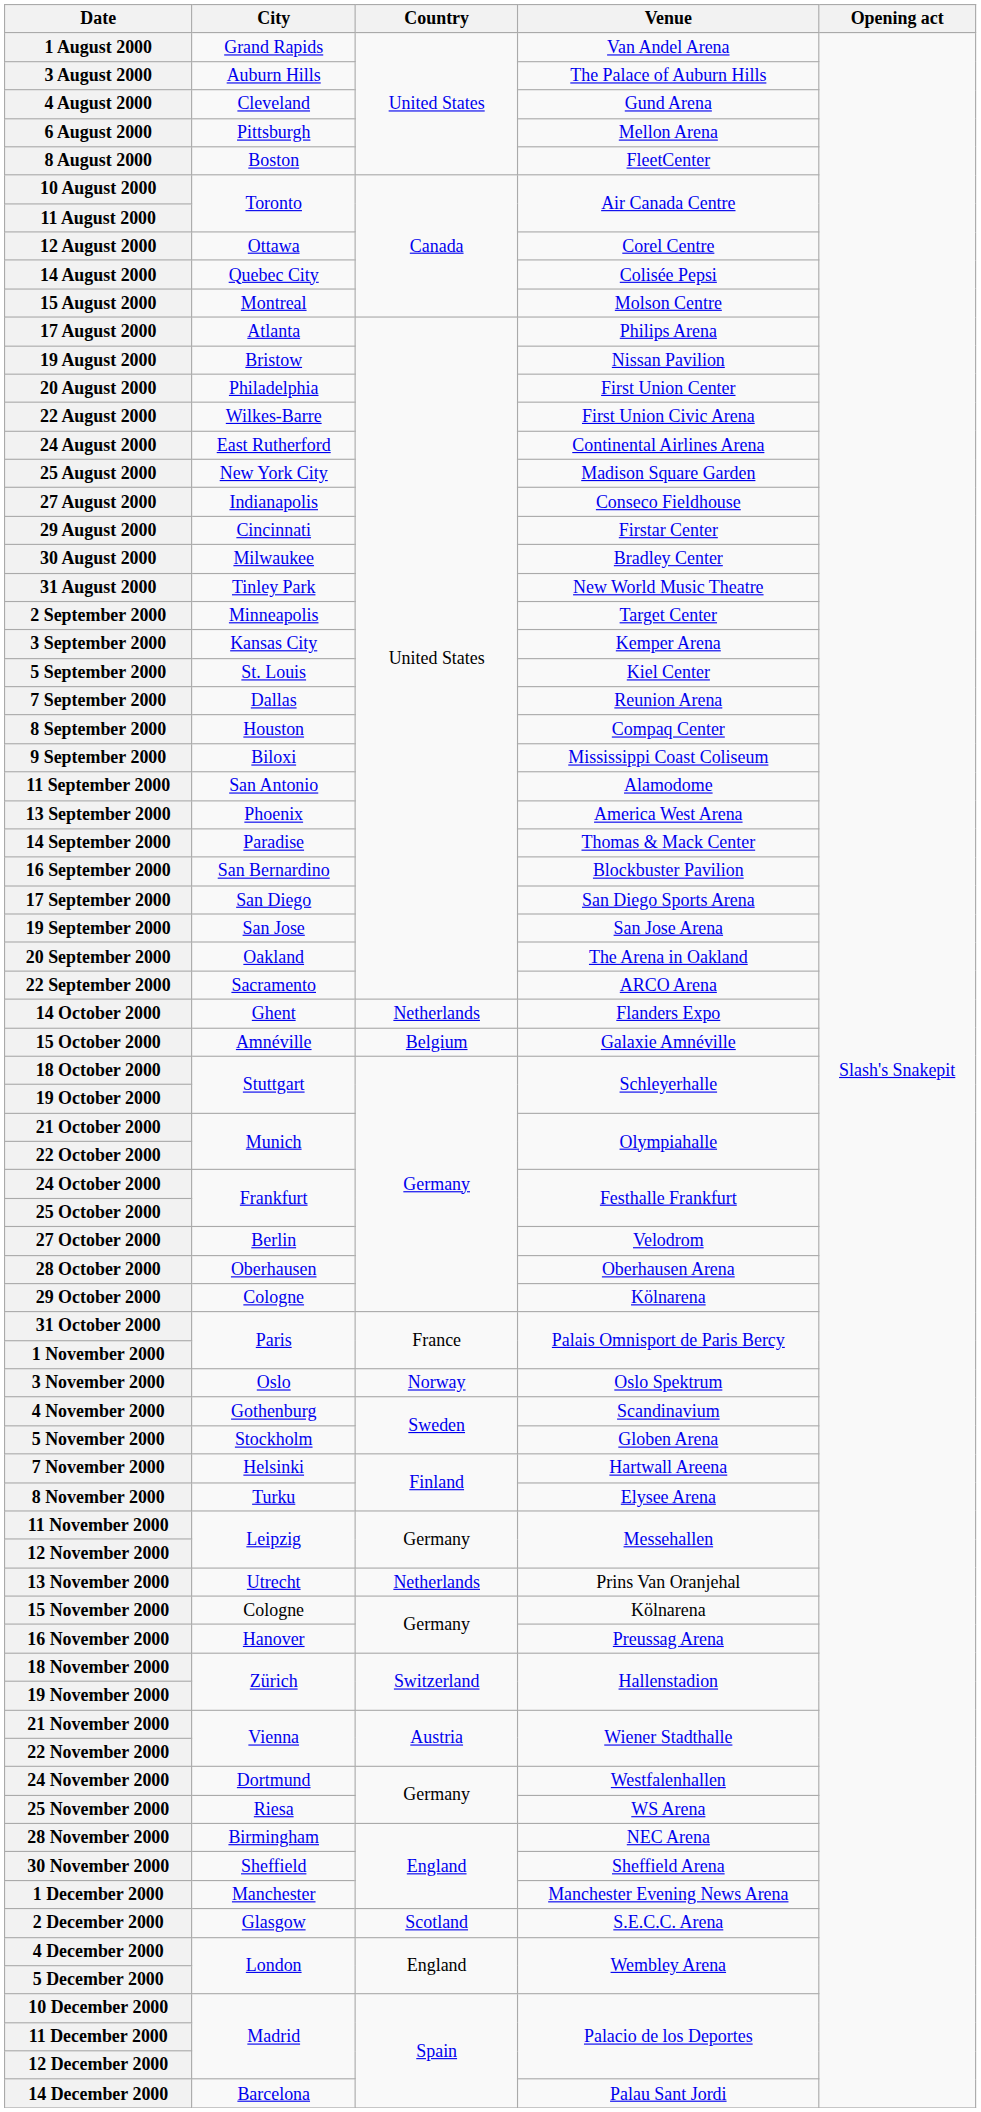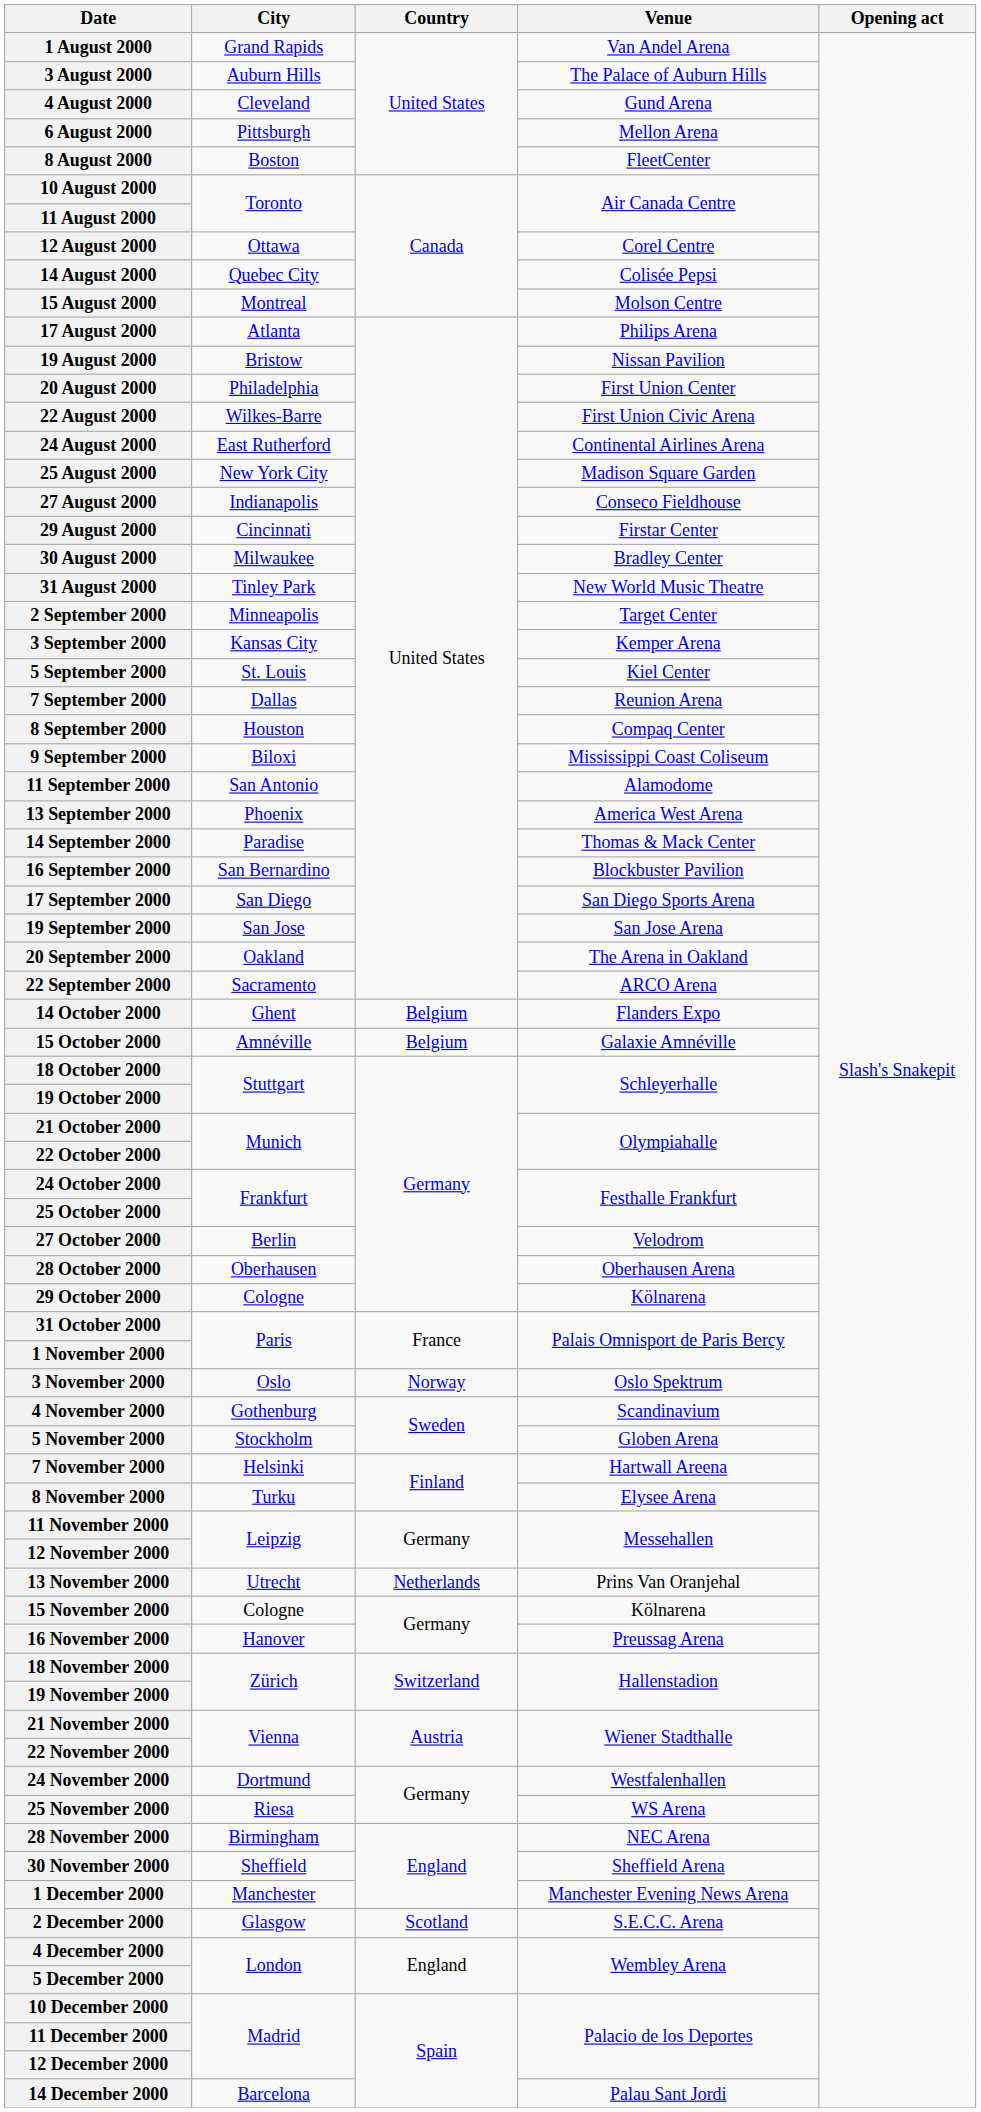(437, 1013) Netherlands -> (437, 1013) Belgium
